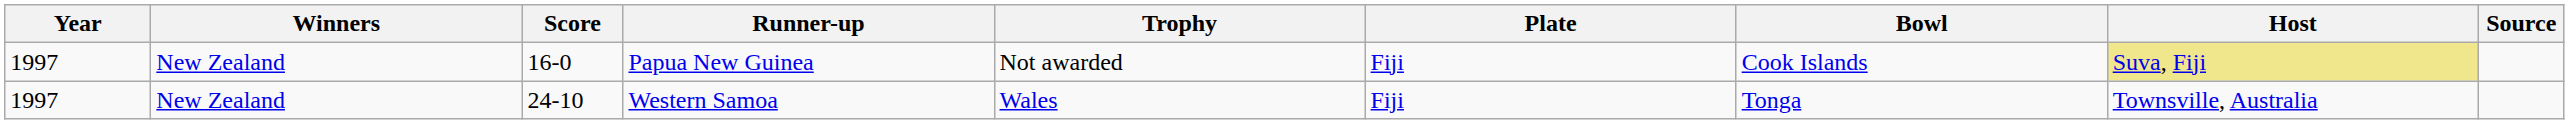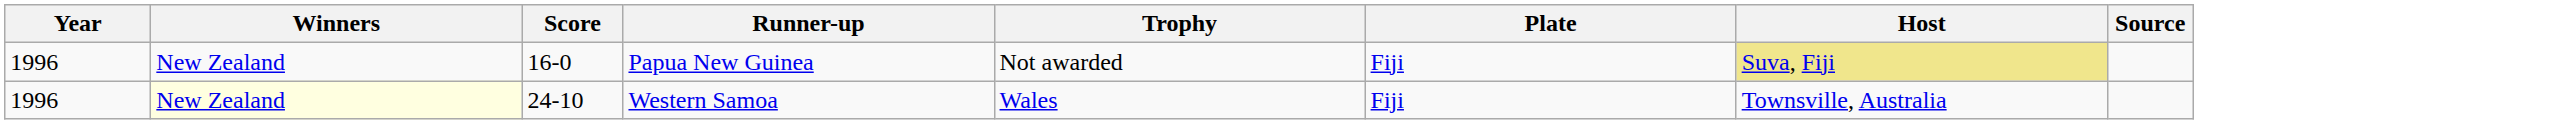- column: (1922, 23)
(34, 61) 1997 -> (34, 61) 1996
(34, 99) 1997 -> (34, 99) 1996
(221, 99) no background -> (221, 99) lightyellow background
